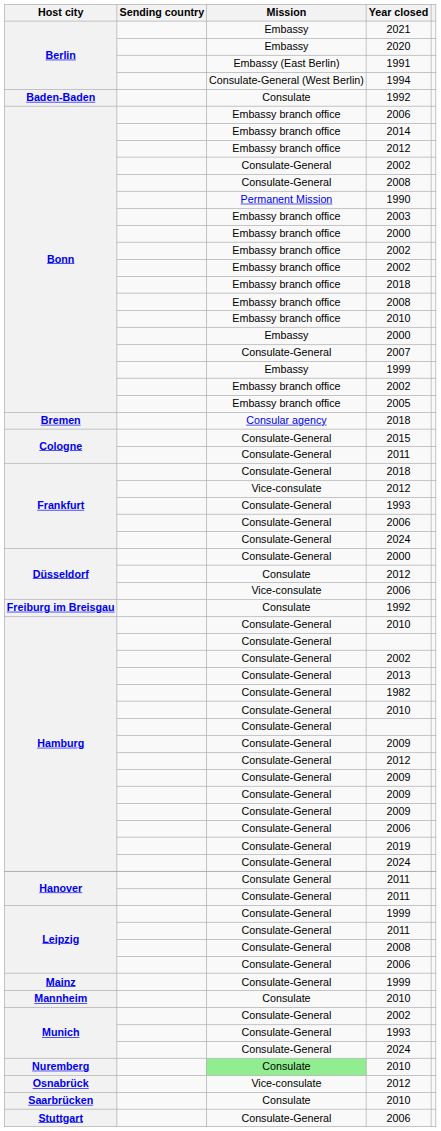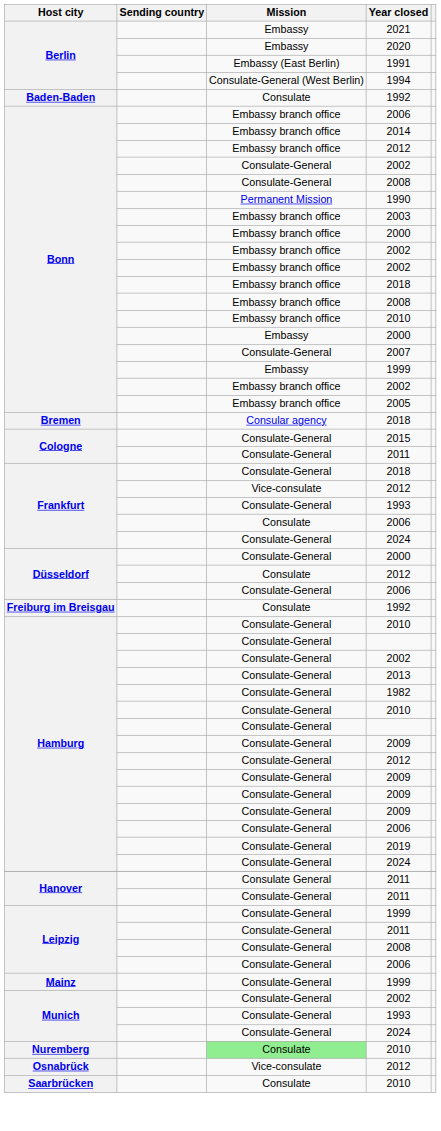(286, 523) Consulate-General -> (286, 523) Consulate
(286, 591) Vice-consulate -> (286, 591) Consulate-General
- row: (61, 999)
- row: (61, 1118)
